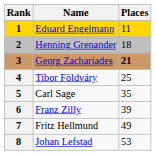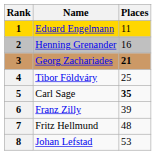(126, 45) 18 -> (126, 45) 16
(126, 93) normal -> (126, 93) bold
(126, 126) 49 -> (126, 126) 48
